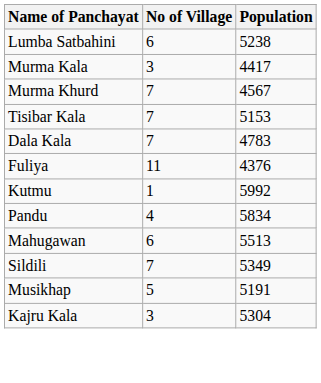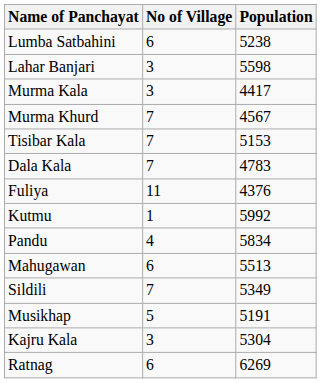+ row: (51, 66)
+ row: (30, 365)
